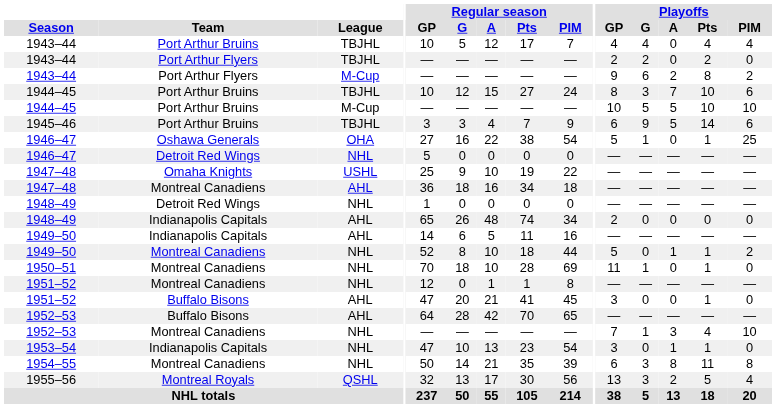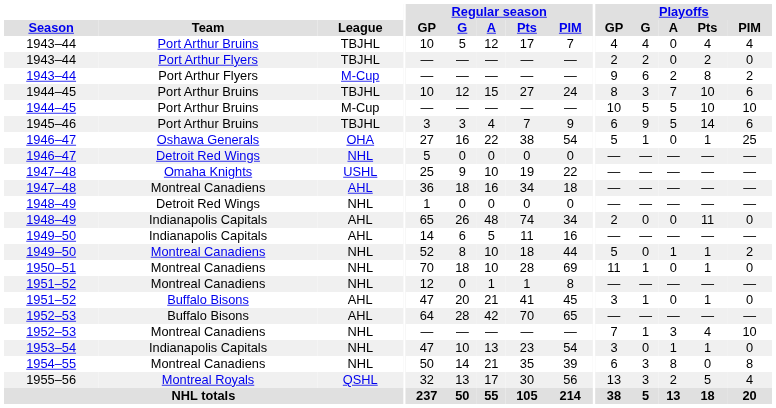(708, 220) 0 -> (708, 220) 11
(646, 300) 0 -> (646, 300) 1
(708, 364) 11 -> (708, 364) 0
